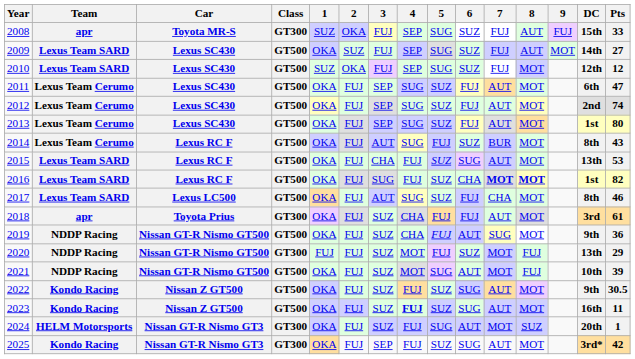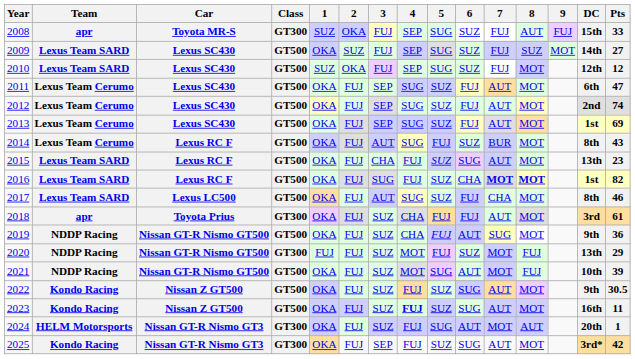(532, 50) AUT -> (532, 50) SUZ
(618, 123) 80 -> (618, 123) 69
(618, 160) 53 -> (618, 160) 23
(532, 326) SUZ -> (532, 326) AUT
